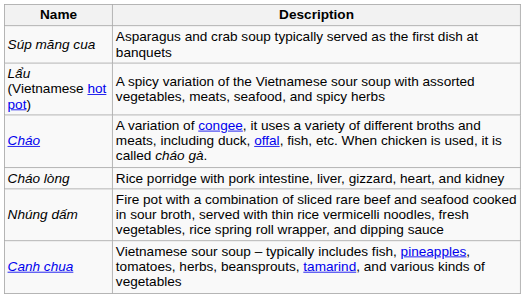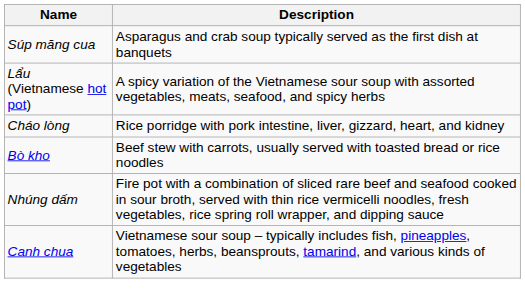- row: (24, 141)
+ row: (29, 155)
